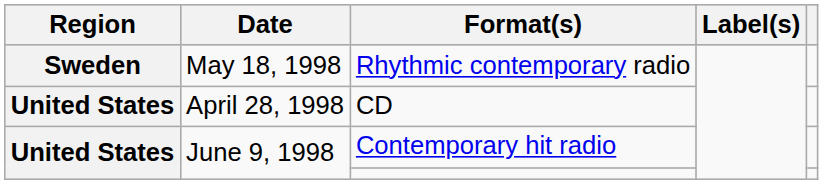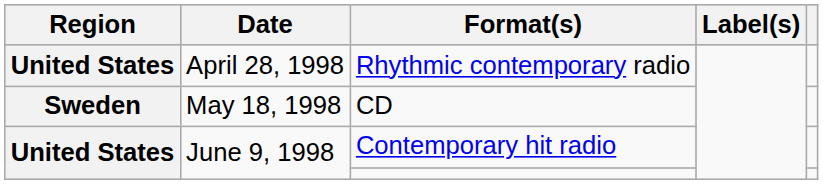(92, 65) Sweden -> (93, 65) United States
(264, 65) May 18, 1998 -> (265, 65) April 28, 1998
(93, 106) United States -> (92, 106) Sweden
(265, 106) April 28, 1998 -> (264, 106) May 18, 1998
